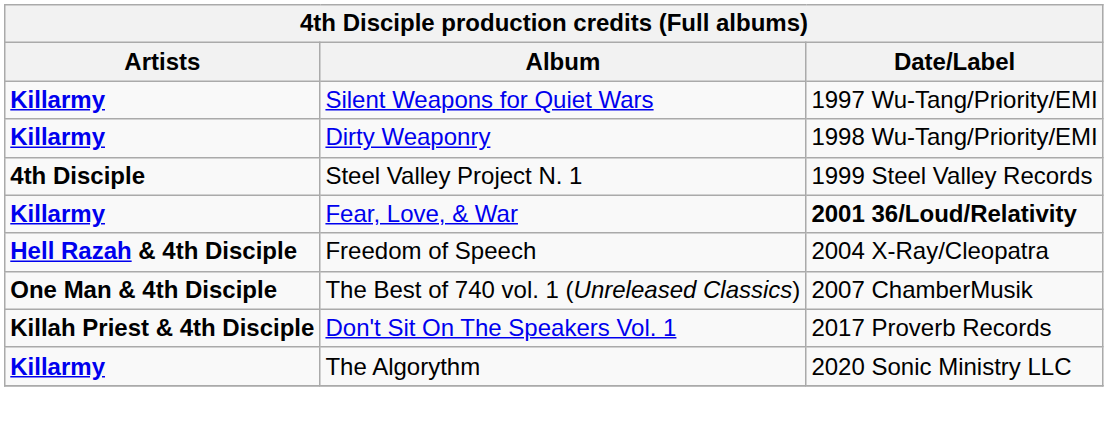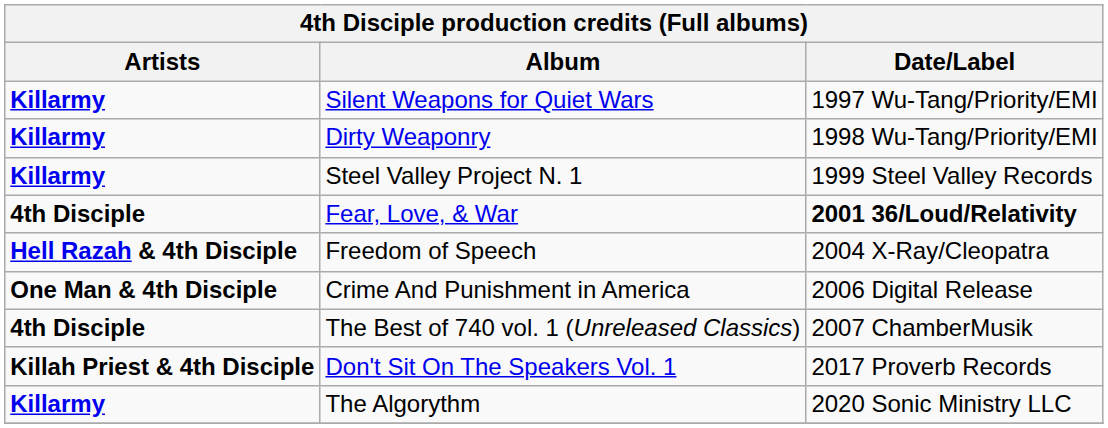(78, 175) 4th Disciple -> (58, 175) Killarmy
(58, 213) Killarmy -> (78, 213) 4th Disciple
+ row: (508, 289)
(144, 289) One Man & 4th Disciple -> (78, 328) 4th Disciple
